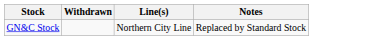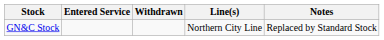+ column: (97, 12)
